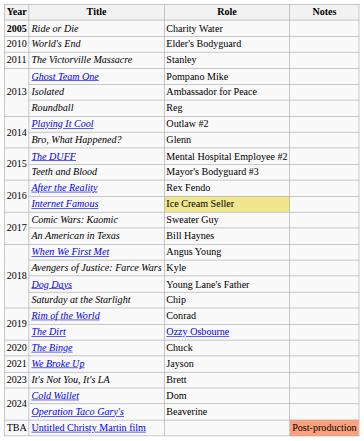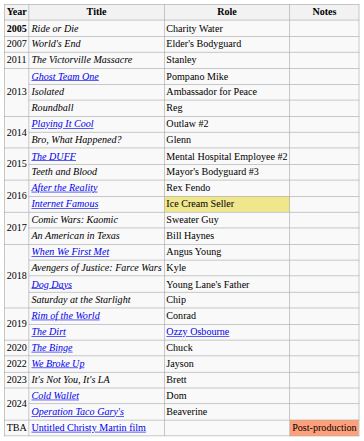(17, 44) 2010 -> (17, 44) 2007
(17, 364) 2021 -> (17, 364) 2022
